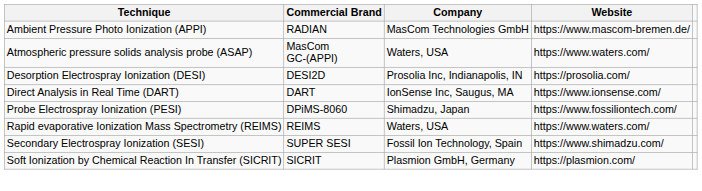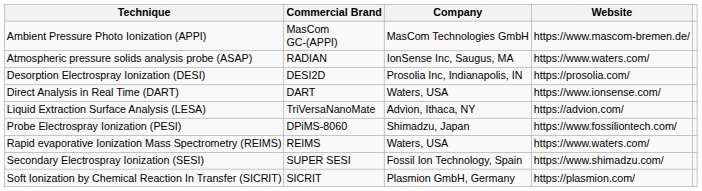(307, 30) RADIAN -> (312, 36) MasCom GC-(APPI)
(312, 53) MasCom GC-(APPI) -> (307, 59) RADIAN
(417, 53) Waters, USA -> (450, 59) IonSense Inc, Saugus, MA
(450, 93) IonSense Inc, Saugus, MA -> (417, 93) Waters, USA
+ row: (106, 110)
